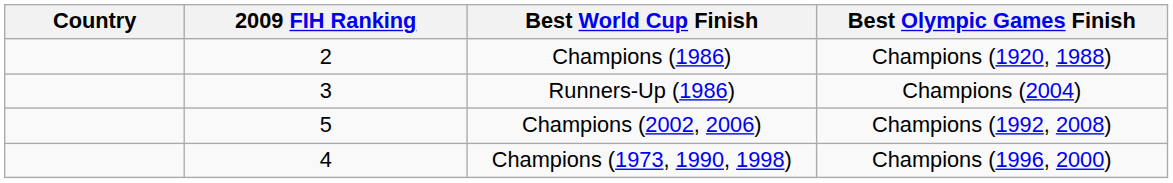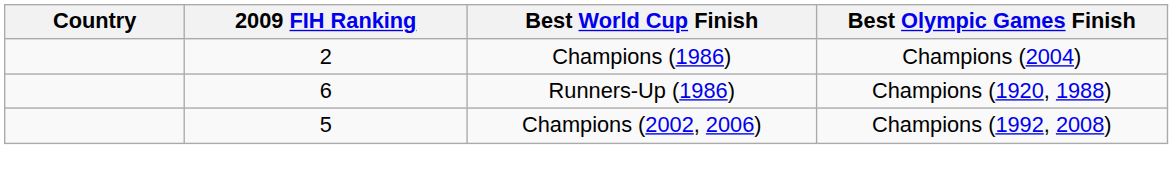(992, 56) Champions (1920, 1988) -> (992, 56) Champions (2004)
(326, 90) 3 -> (326, 90) 6
(992, 90) Champions (2004) -> (992, 90) Champions (1920, 1988)
- row: (642, 159)
